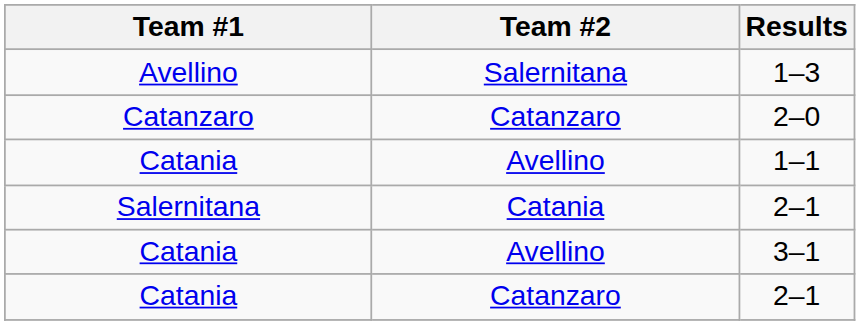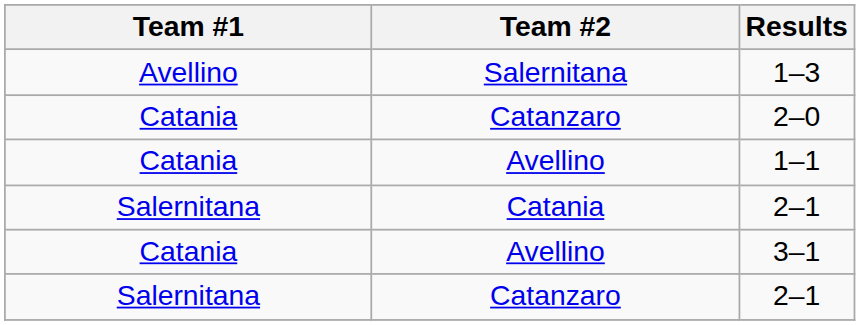(188, 116) Catanzaro -> (188, 116) Catania
(188, 296) Catania -> (188, 296) Salernitana
